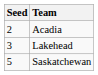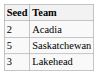rows swapped: (53, 45) <-> (62, 62)
